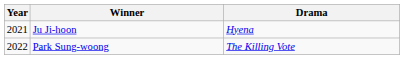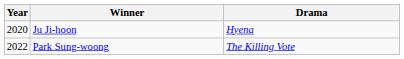(17, 29) 2021 -> (17, 29) 2020
